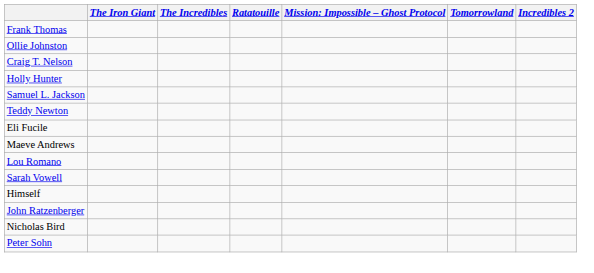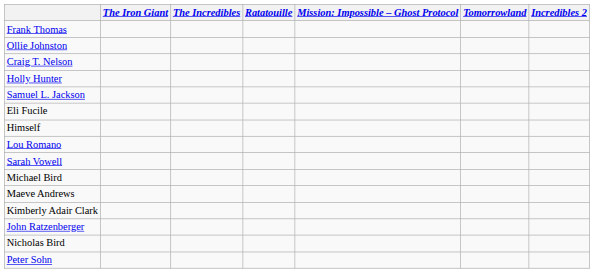- row: (37, 111)
rows swapped: (41, 144) <-> (23, 194)
+ row: (34, 177)
+ row: (52, 210)
